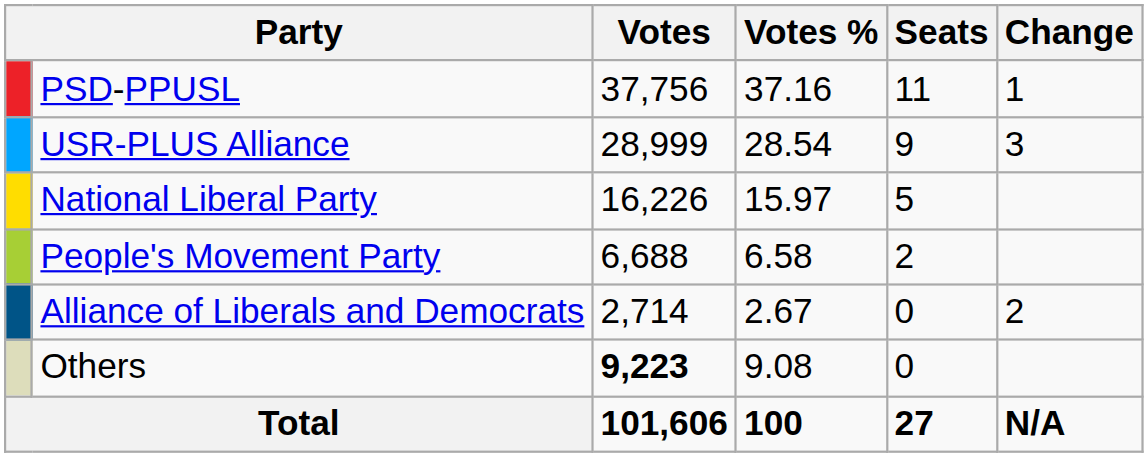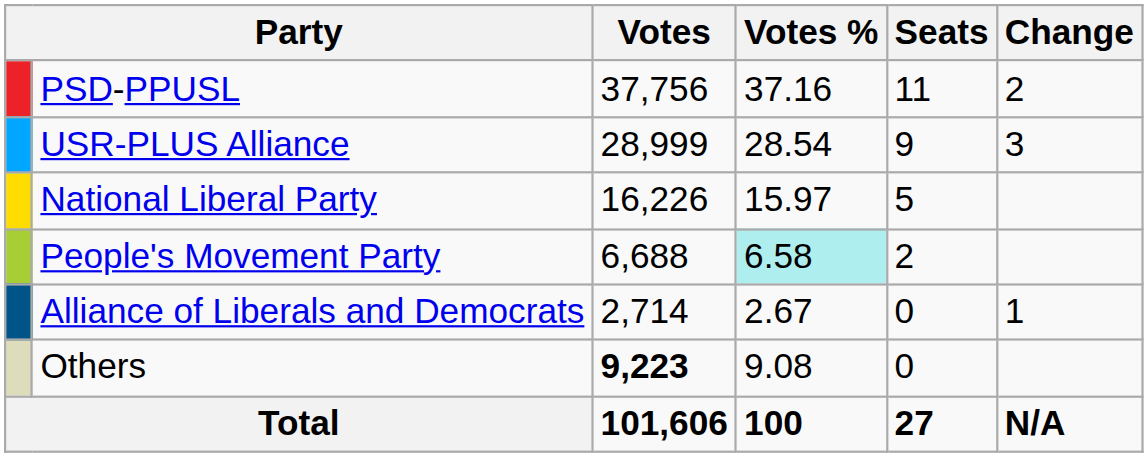(1015, 88) 1 -> (1015, 88) 2
(778, 255) no background -> (778, 255) paleturquoise background
(1015, 311) 2 -> (1015, 311) 1
